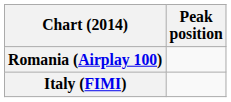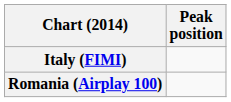rows swapped: (85, 84) <-> (85, 59)
